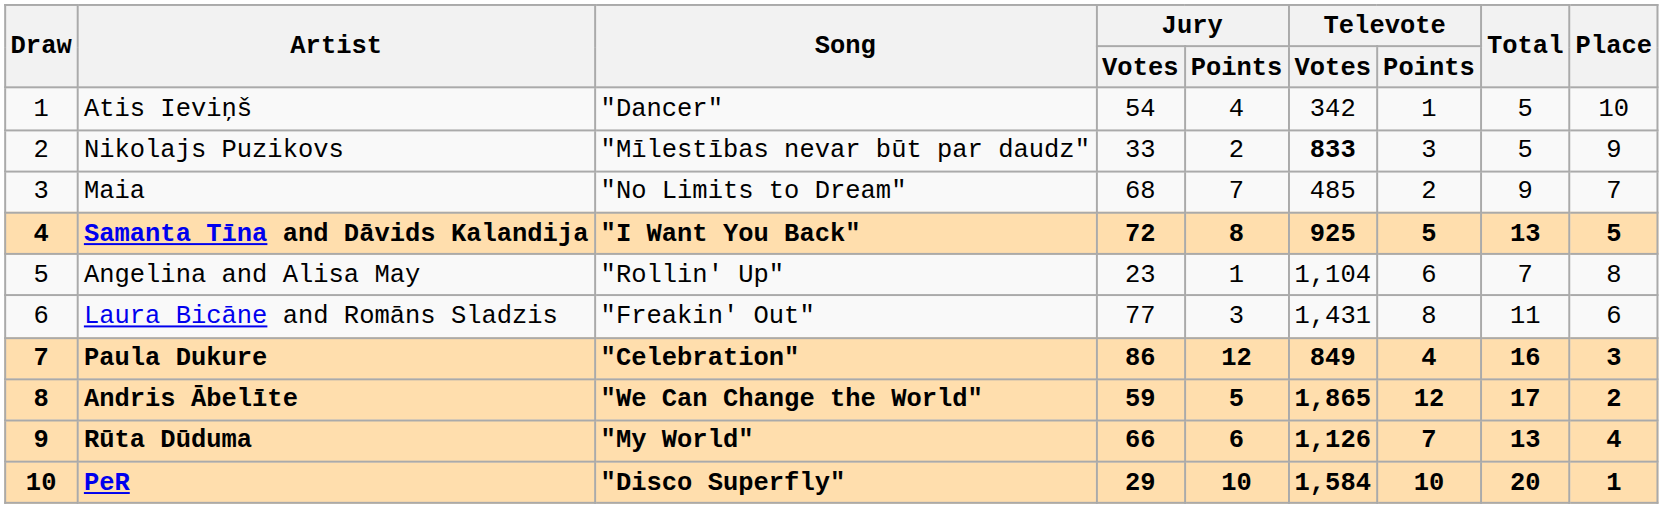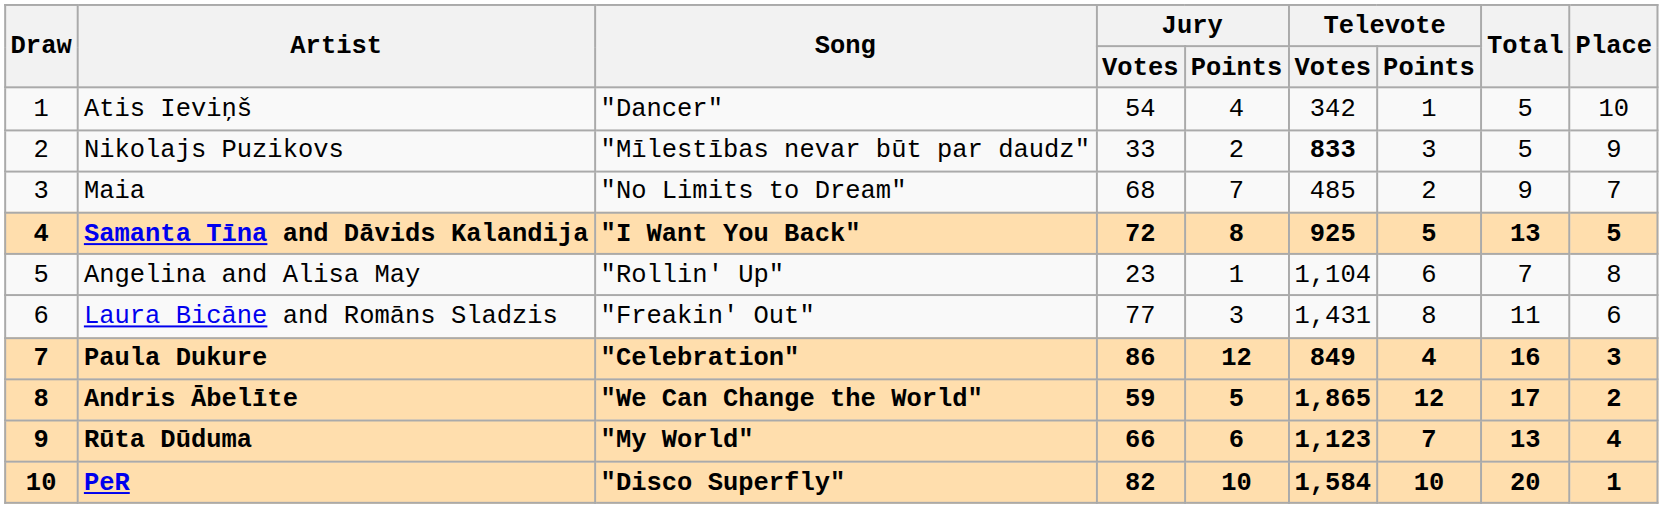(1333, 441) 1,126 -> (1333, 441) 1,123
(1140, 483) 29 -> (1140, 483) 82
